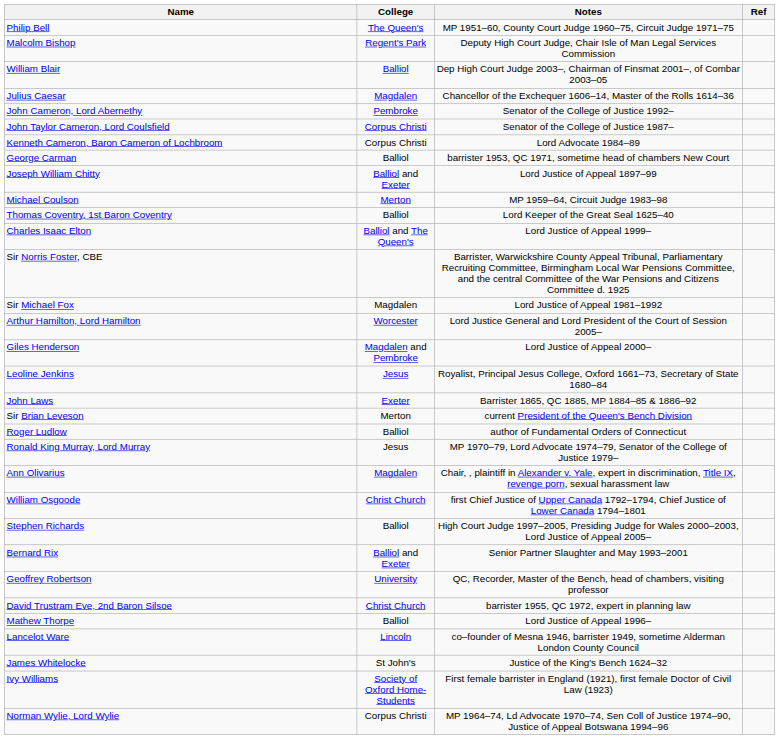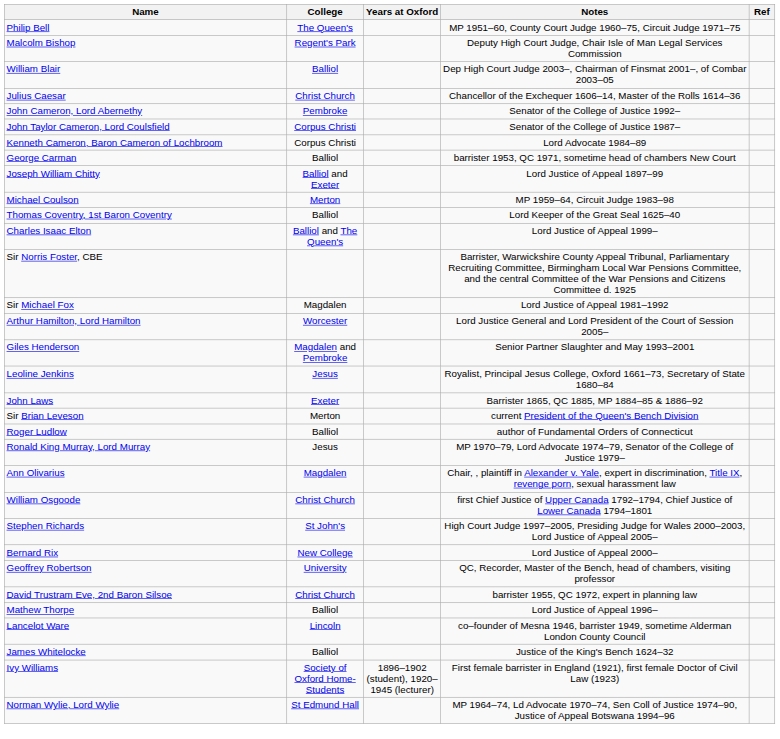+ column: (402, 12)
(396, 96) Magdalen -> (325, 96) Christ Church
(588, 347) Lord Justice of Appeal 2000– -> (595, 347) Senior Partner Slaughter and May 1993–2001
(396, 526) Balliol -> (325, 526) St John's
(396, 558) Balliol and Exeter -> (325, 552) New College
(588, 552) Senior Partner Slaughter and May 1993–2001 -> (595, 552) Lord Justice of Appeal 2000–
(396, 663) St John's -> (325, 652) Balliol
(396, 716) Corpus Christi -> (325, 705) St Edmund Hall
